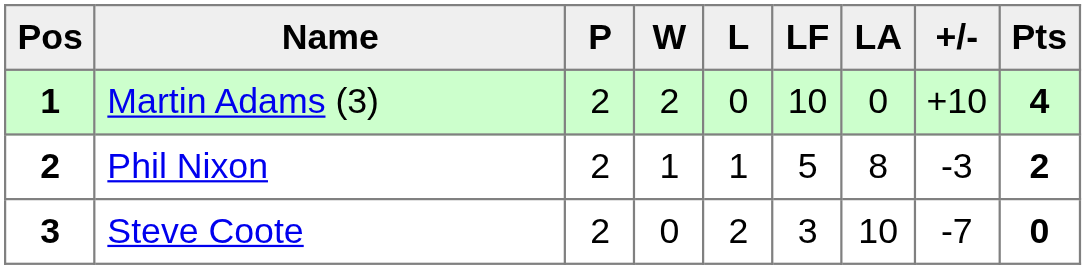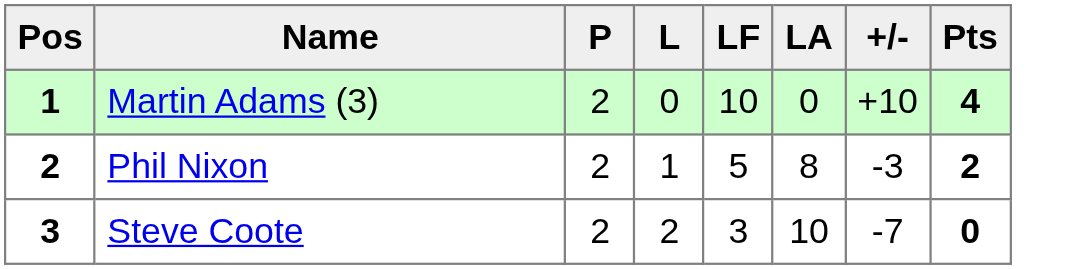- column: (669, 36)
